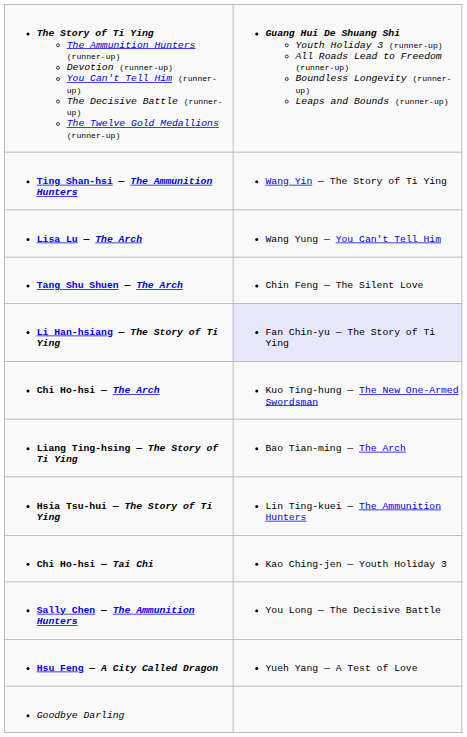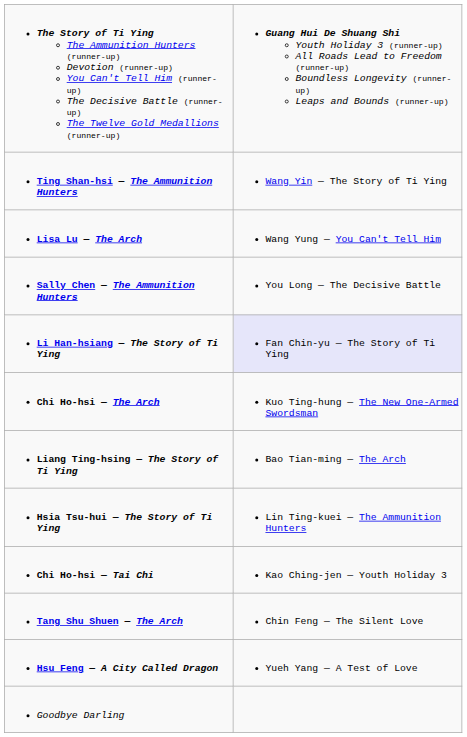rows swapped: (119, 616) <-> (119, 286)
